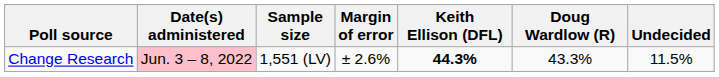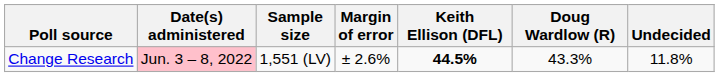(455, 59) 44.3% -> (455, 59) 44.5%
(671, 59) 11.5% -> (671, 59) 11.8%
